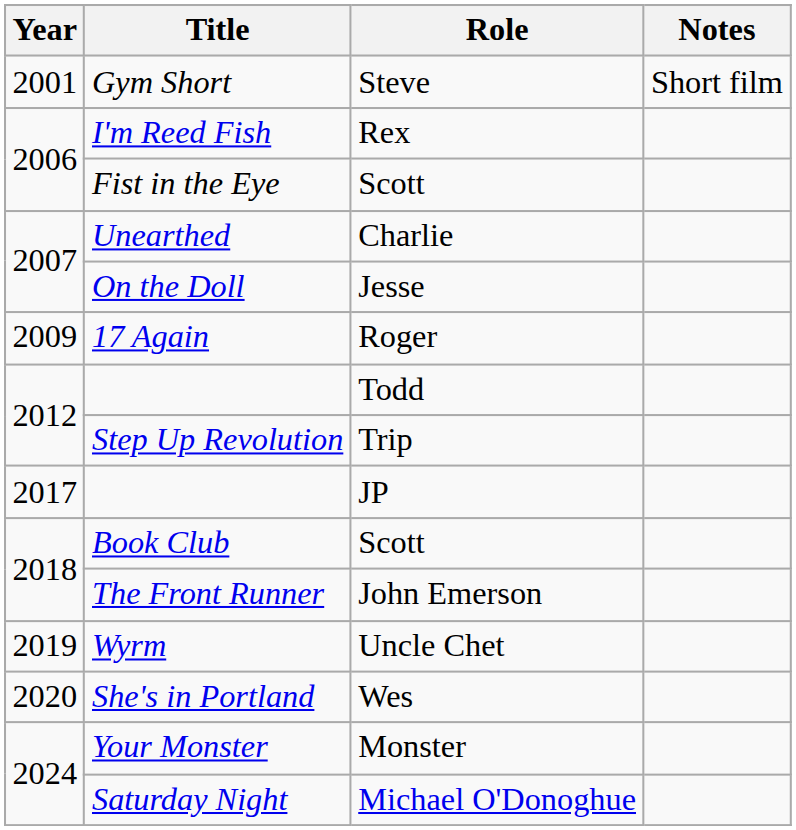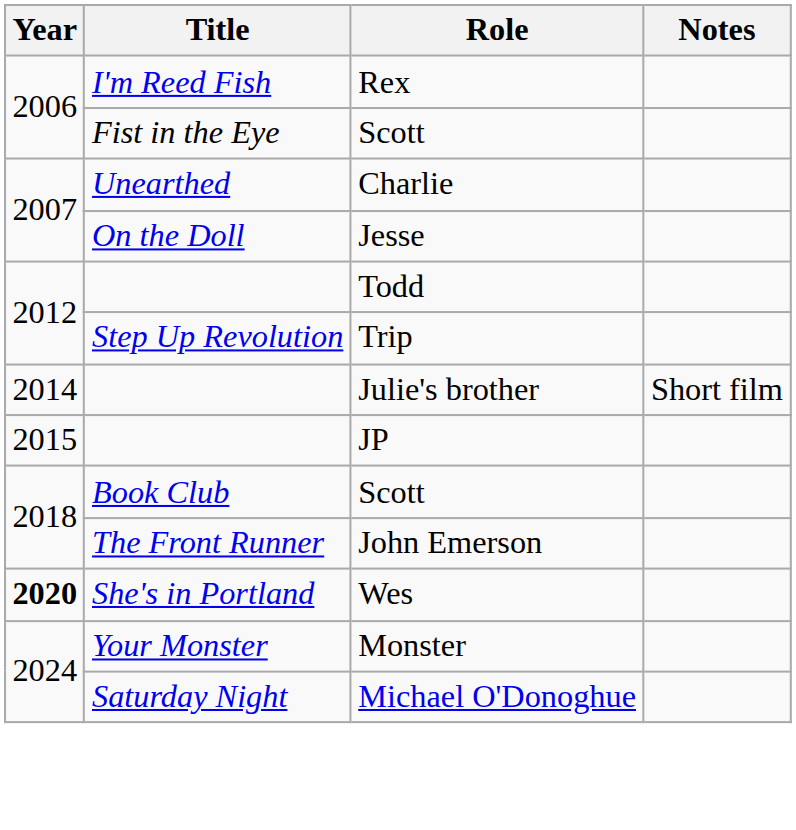- row: (162, 81)
- row: (151, 337)
+ row: (218, 389)
(45, 491) 2017 -> (45, 440) 2015
- row: (129, 645)
(45, 696) normal -> (45, 593) bold
